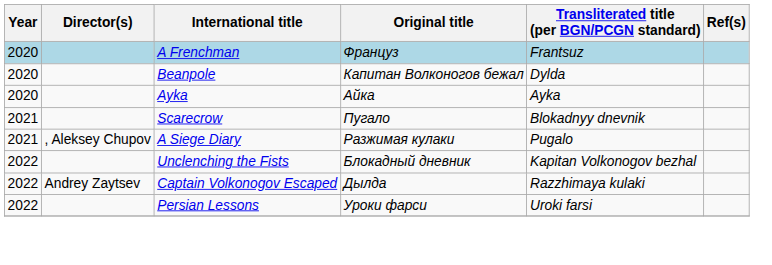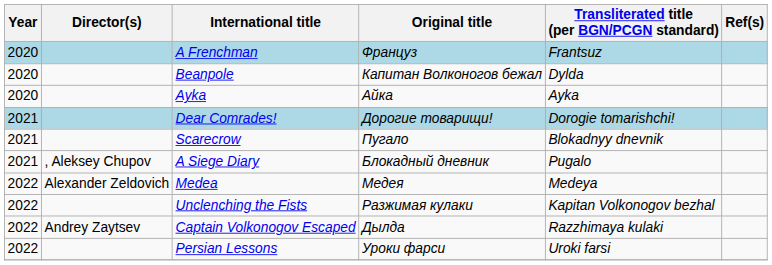+ row: (226, 118)
(399, 140) Разжимая кулаки -> (425, 161) Блокадный дневник
+ row: (197, 183)
(407, 161) Блокадный дневник -> (417, 205) Разжимая кулаки
